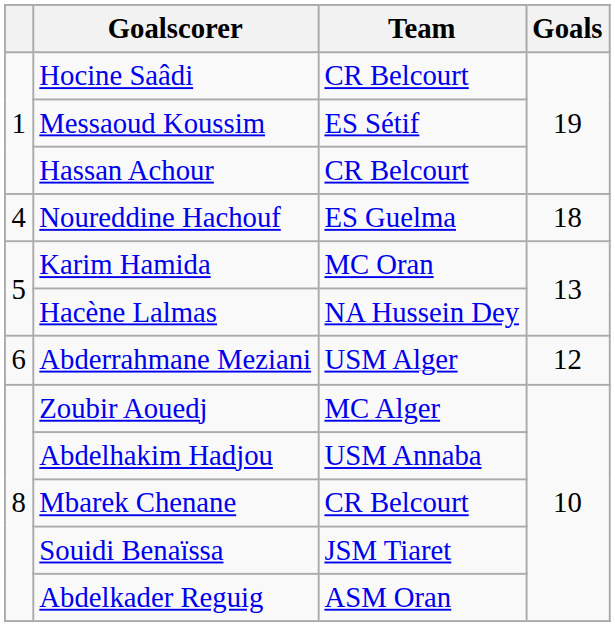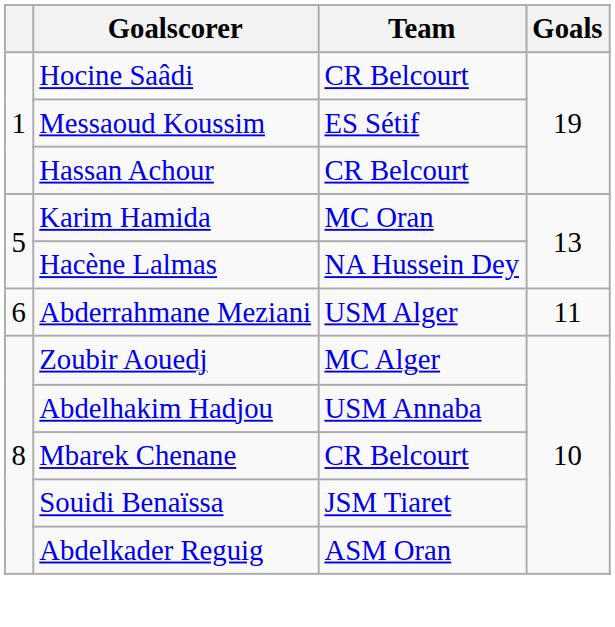- row: (160, 217)
(567, 359) 12 -> (567, 312) 11
